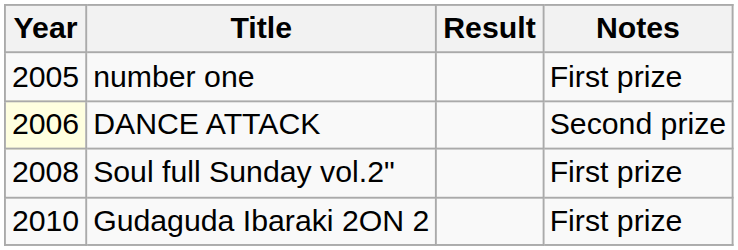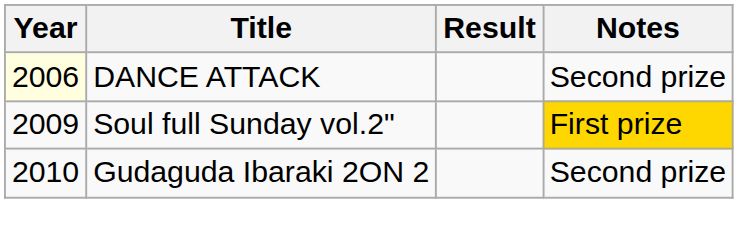- row: (174, 76)
(46, 172) 2008 -> (46, 124) 2009
(616, 172) no background -> (616, 124) gold background
(616, 220) First prize -> (638, 172) Second prize
